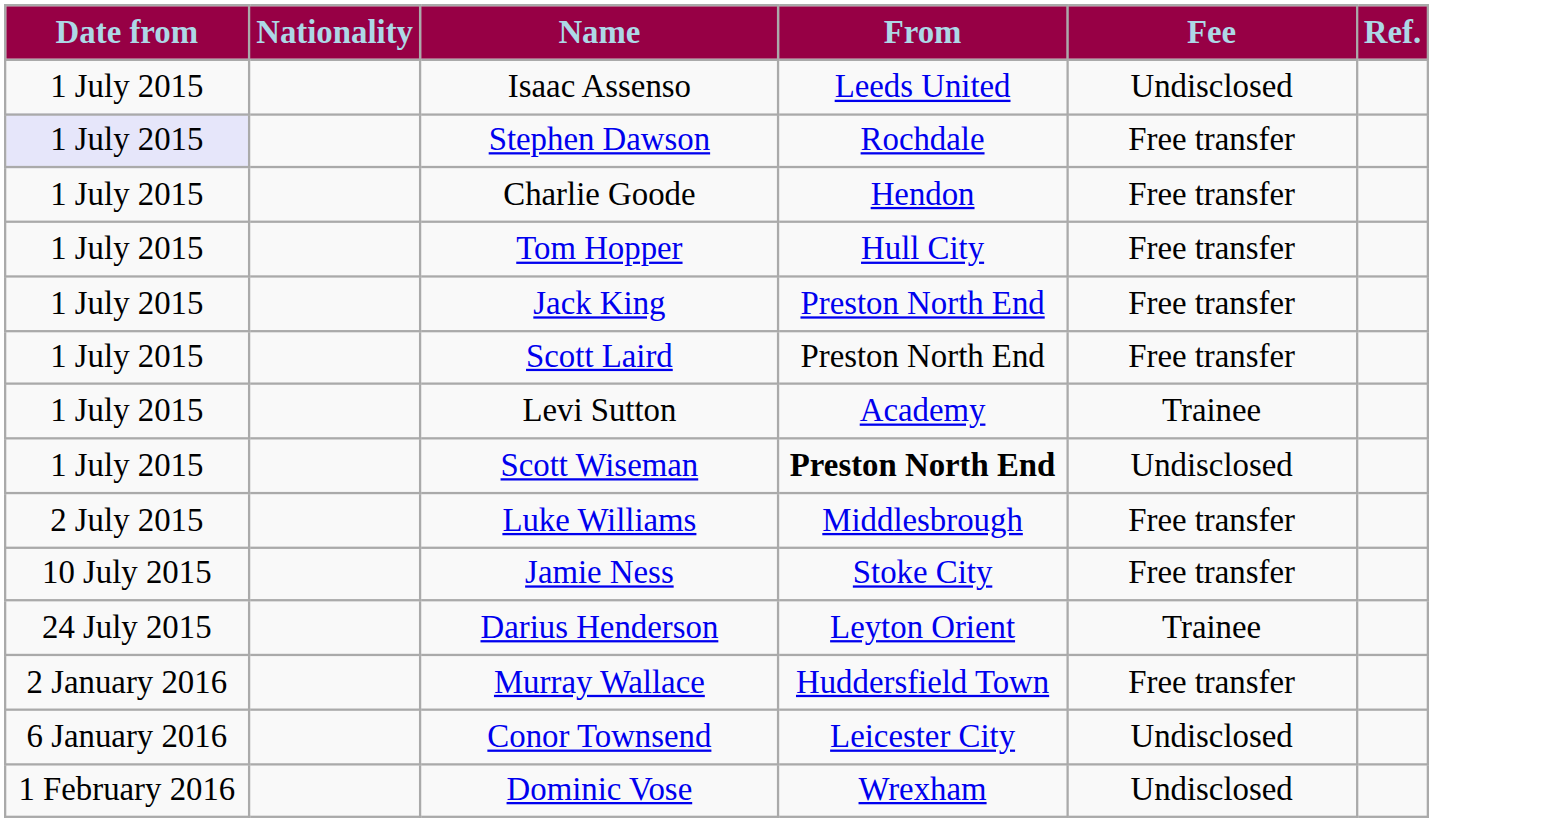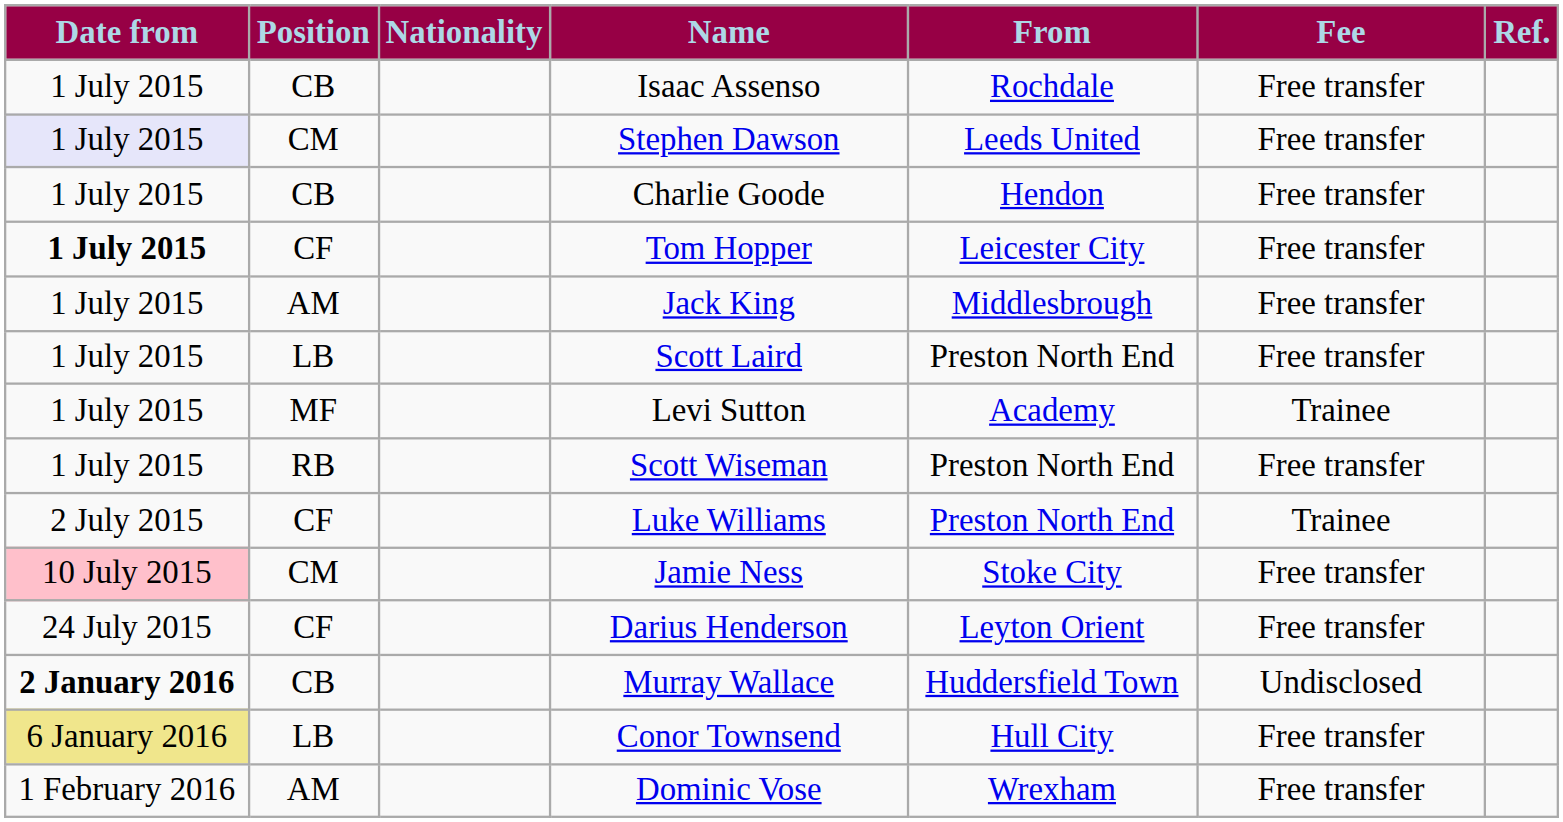+ column: (313, 31)
(923, 86) Leeds United -> (1052, 86) Rochdale
(1212, 86) Undisclosed -> (1341, 86) Free transfer
(923, 140) Rochdale -> (1052, 140) Leeds United
(127, 248) normal -> (127, 248) bold
(923, 248) Hull City -> (1052, 248) Leicester City
(923, 302) Preston North End -> (1052, 302) Middlesbrough
(923, 465) bold -> (1052, 465) normal
(1212, 465) Undisclosed -> (1341, 465) Free transfer
(923, 519) Middlesbrough -> (1052, 519) Preston North End
(1212, 519) Free transfer -> (1341, 519) Trainee
(127, 573) no background -> (127, 573) pink background
(1212, 627) Trainee -> (1341, 627) Free transfer
(127, 681) normal -> (127, 681) bold
(1212, 681) Free transfer -> (1341, 681) Undisclosed
(127, 735) no background -> (127, 735) khaki background
(923, 735) Leicester City -> (1052, 735) Hull City
(1212, 735) Undisclosed -> (1341, 735) Free transfer
(1212, 790) Undisclosed -> (1341, 790) Free transfer
